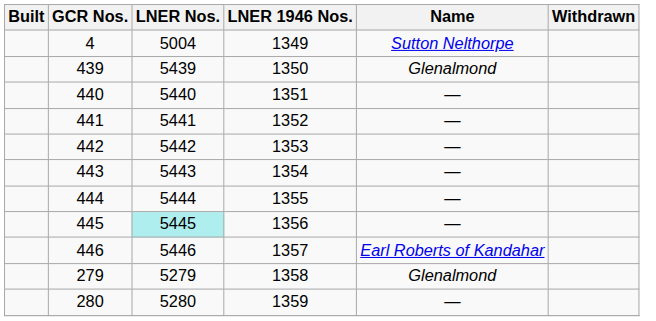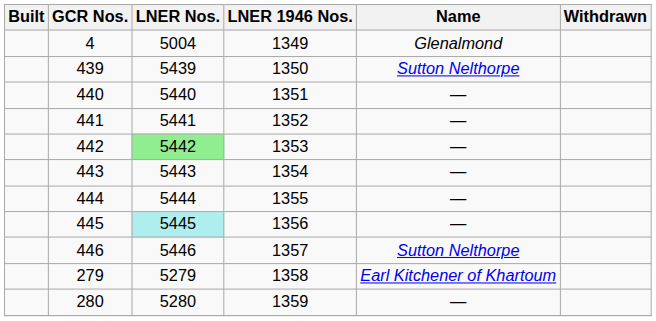(452, 43) Sutton Nelthorpe -> (458, 43) Glenalmond
(452, 69) Glenalmond -> (458, 69) Sutton Nelthorpe
(178, 146) no background -> (178, 146) lightgreen background
(452, 250) Earl Roberts of Kandahar -> (458, 250) Sutton Nelthorpe
(452, 276) Glenalmond -> (458, 276) Earl Kitchener of Khartoum
